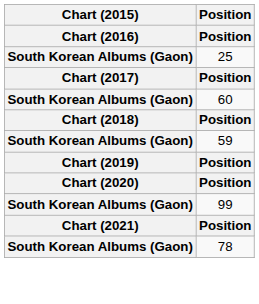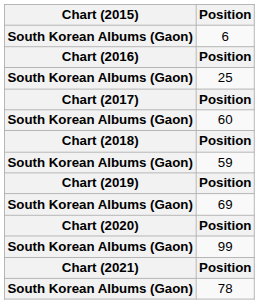+ row: (225, 36)
+ row: (225, 204)
